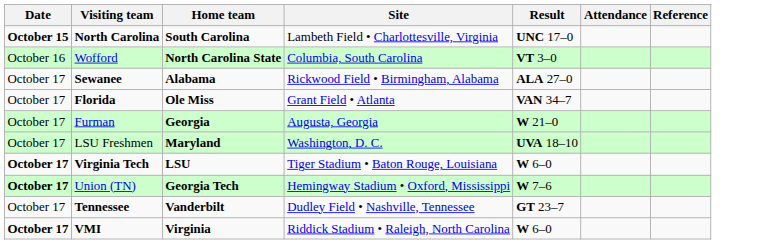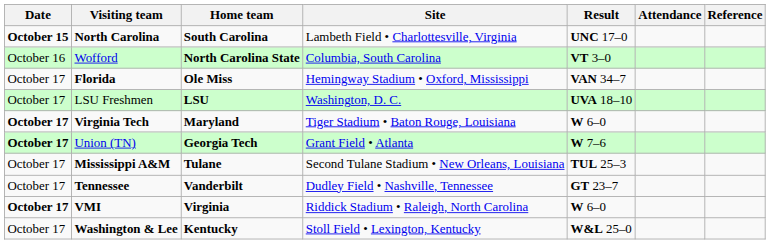- row: (98, 79)
(341, 100) Grant Field • Atlanta -> (417, 79) Hemingway Stadium • Oxford, Mississippi
- row: (95, 121)
(193, 143) Maryland -> (196, 100) LSU
(178, 164) LSU -> (211, 121) Maryland
(399, 185) Hemingway Stadium • Oxford, Mississippi -> (359, 143) Grant Field • Atlanta
+ row: (122, 164)
+ row: (126, 228)
